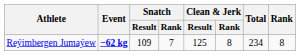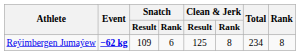(171, 43) 7 -> (171, 43) 6
